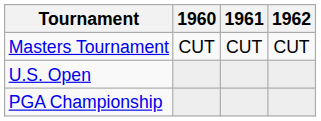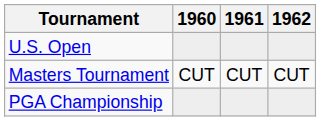rows swapped: (89, 47) <-> (50, 75)
